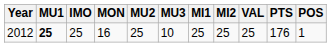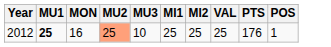- column: (81, 13)
(137, 32) no background -> (109, 32) lightsalmon background
